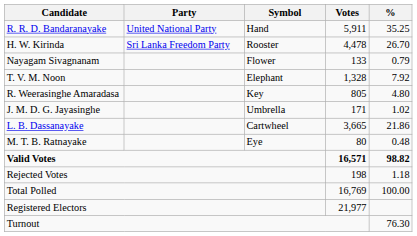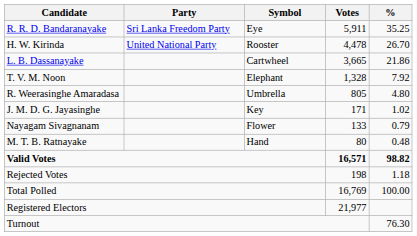(172, 28) United National Party -> (178, 28) Sri Lanka Freedom Party
(258, 28) Hand -> (254, 28) Eye
(178, 45) Sri Lanka Freedom Party -> (172, 45) United National Party
rows swapped: (45, 126) <-> (53, 61)
(255, 93) Key -> (266, 93) Umbrella
(266, 110) Umbrella -> (255, 110) Key
(254, 142) Eye -> (258, 142) Hand
